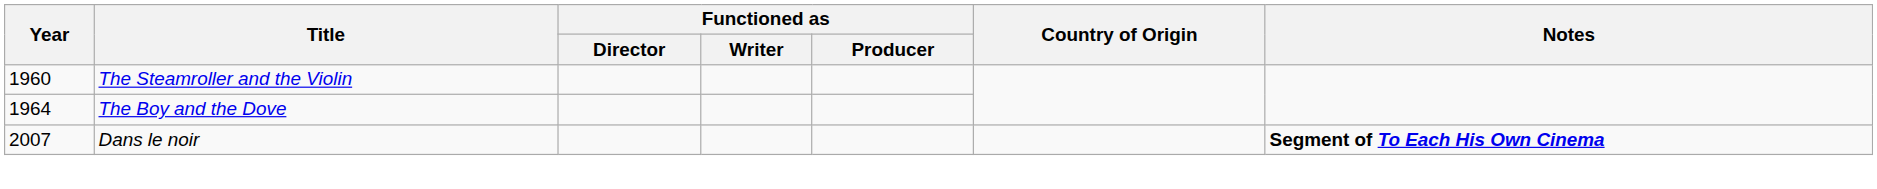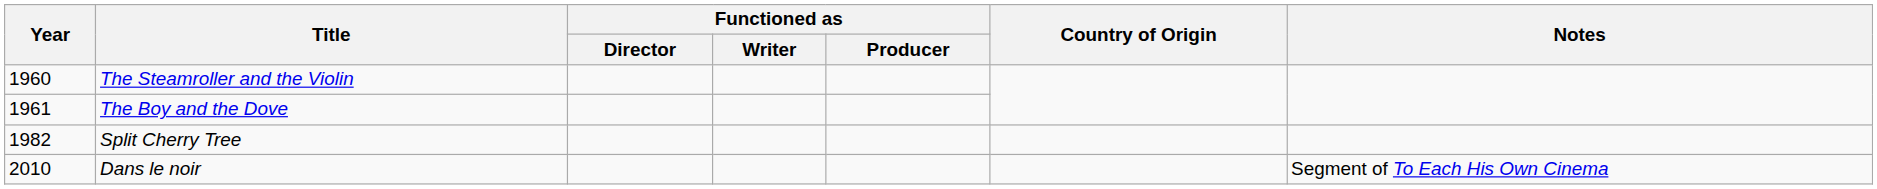(30, 109) 1964 -> (30, 109) 1961
+ row: (171, 139)
(30, 139) 2007 -> (30, 169) 2010
(1437, 139) bold -> (1450, 169) normal
